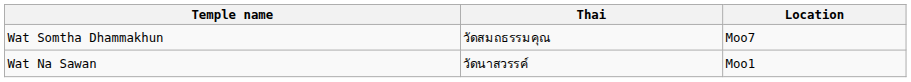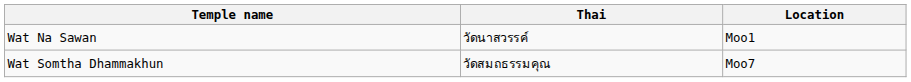rows swapped: (52, 63) <-> (85, 38)
